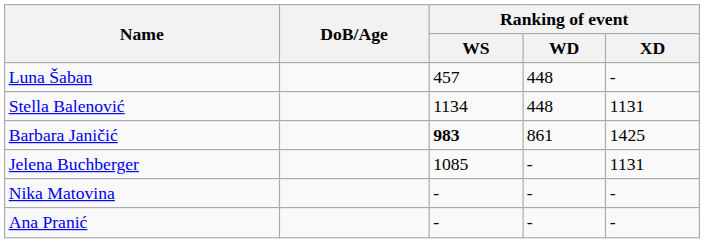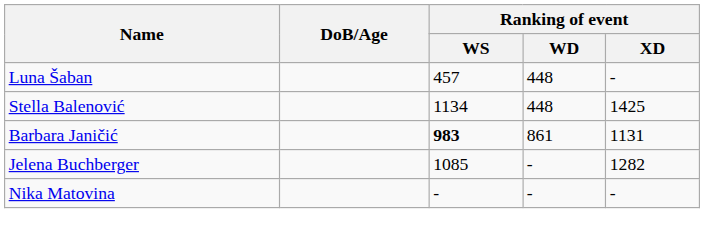(627, 106) 1131 -> (627, 106) 1425
(627, 135) 1425 -> (627, 135) 1131
(627, 164) 1131 -> (627, 164) 1282
- row: (48, 222)
